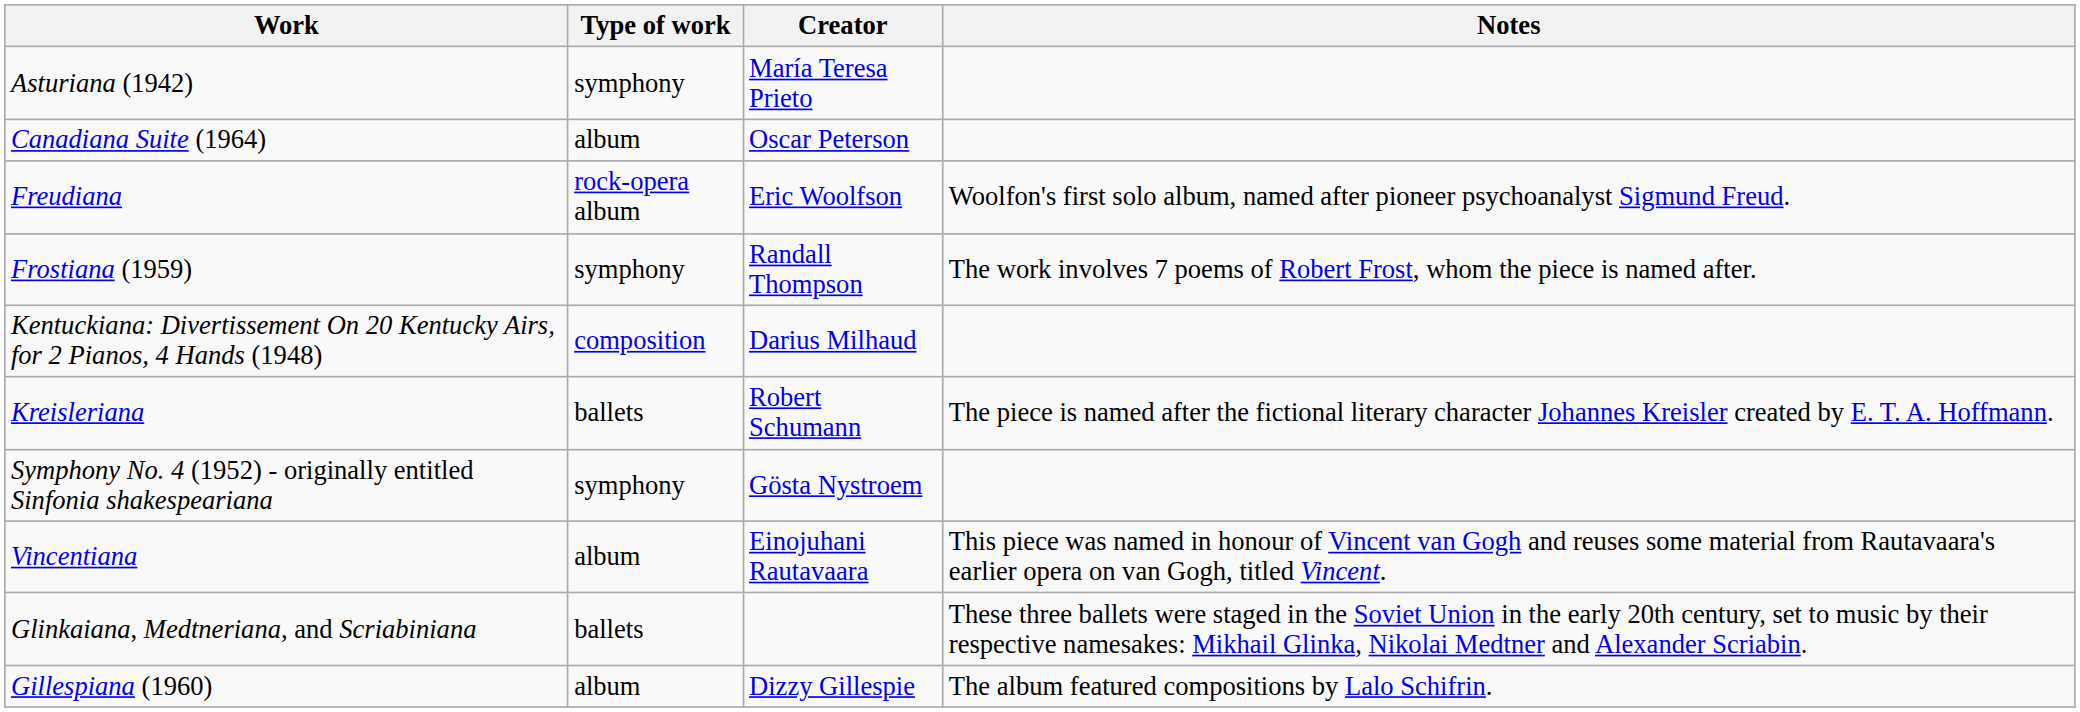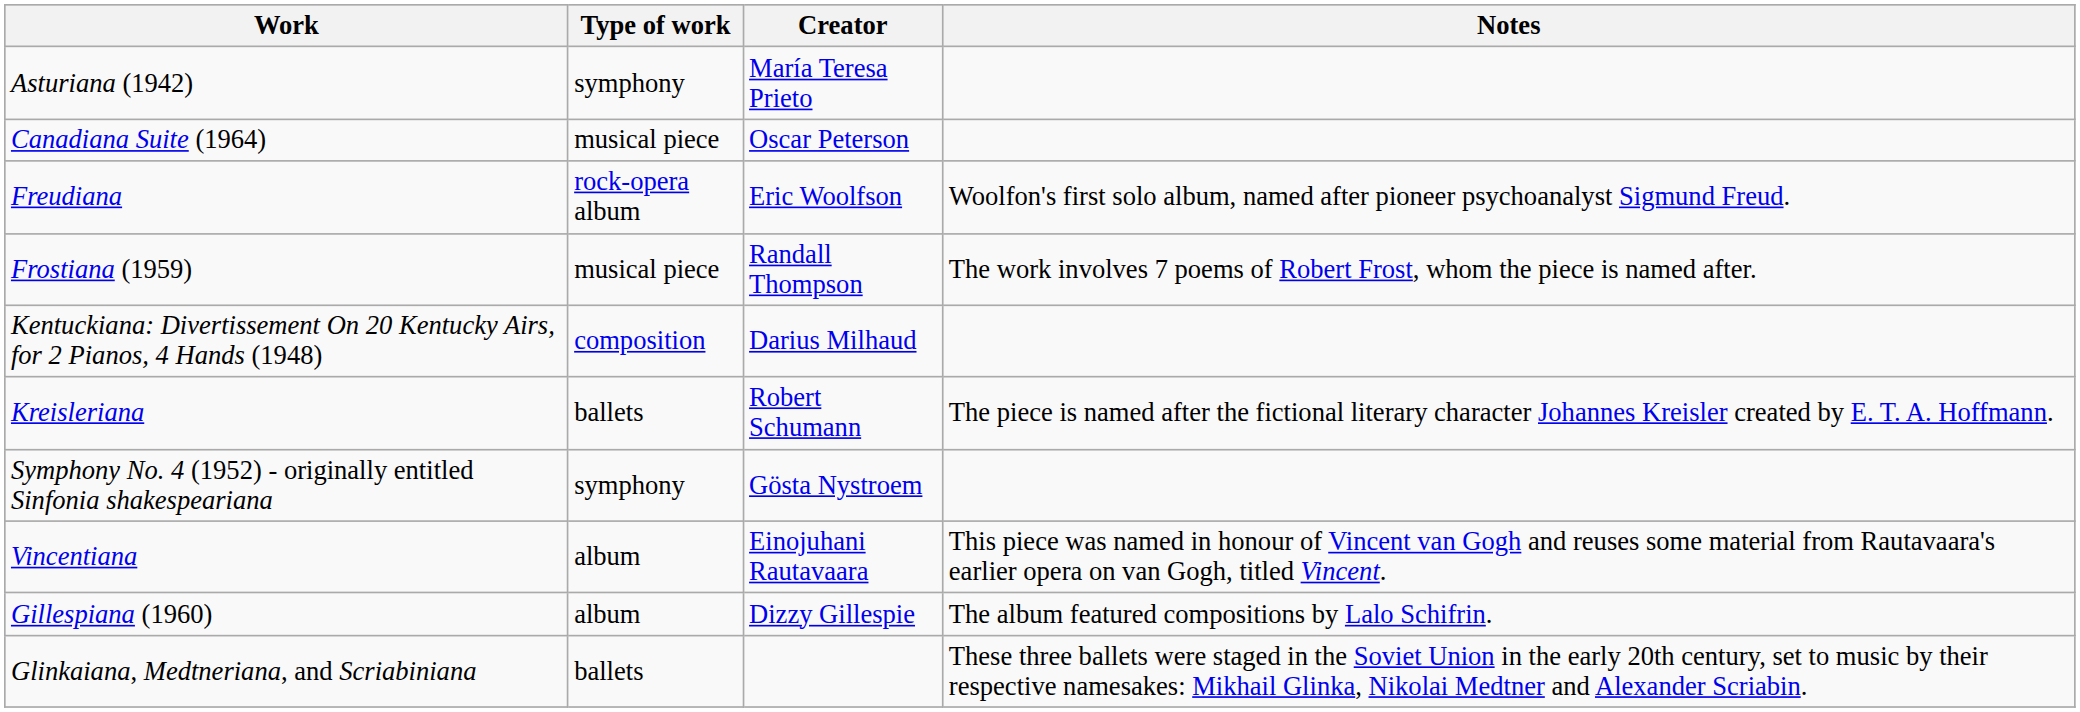(607, 139) album -> (647, 139) musical piece
(629, 268) symphony -> (647, 268) musical piece
rows swapped: (112, 685) <-> (244, 628)
